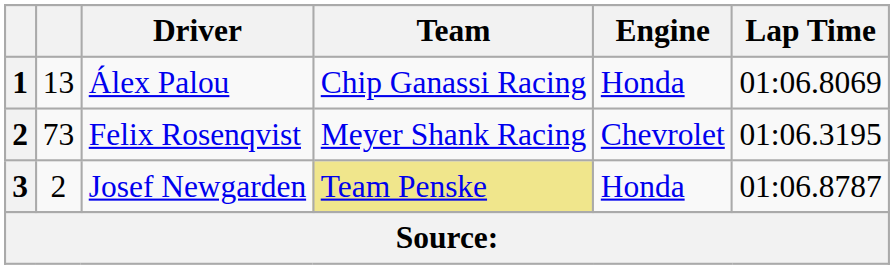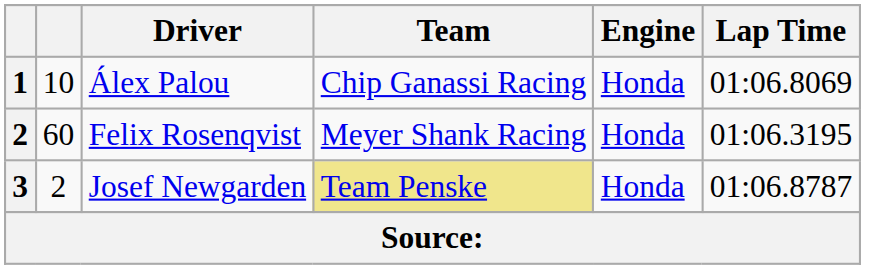(58, 82) 13 -> (58, 82) 10
(58, 134) 73 -> (58, 134) 60
(663, 134) Chevrolet -> (643, 134) Honda
